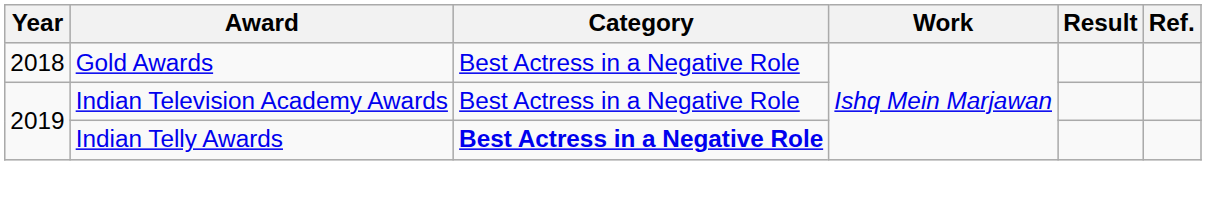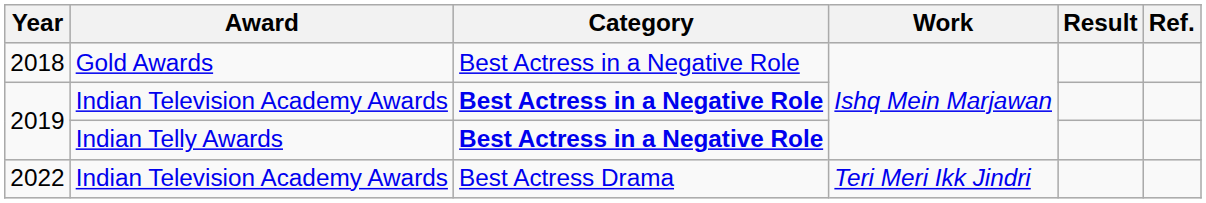(629, 100) normal -> (641, 100) bold
+ row: (37, 178)
